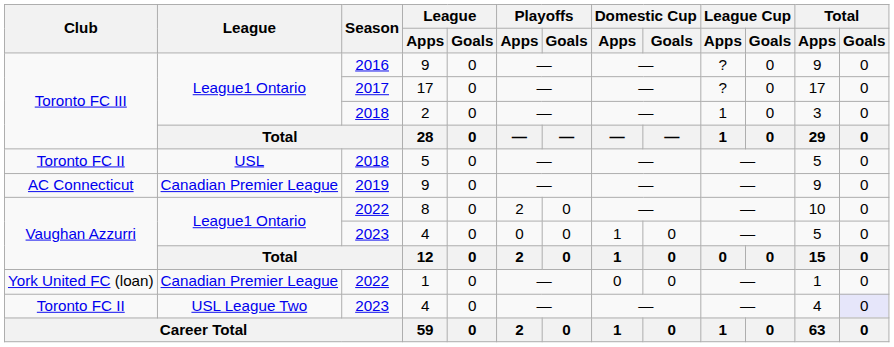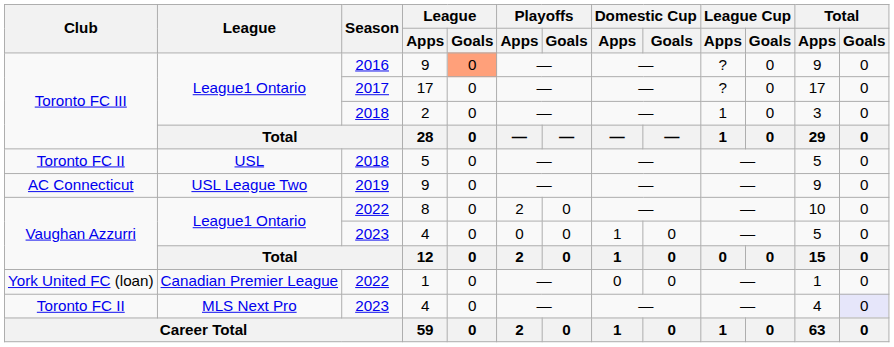(472, 64) no background -> (472, 64) lightsalmon background
(249, 185) Canadian Premier League -> (249, 185) USL League Two
(249, 305) USL League Two -> (249, 305) MLS Next Pro
